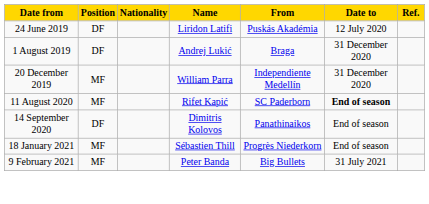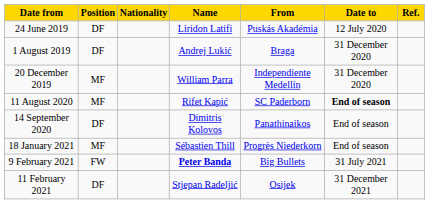(98, 162) MF -> (98, 162) FW
(205, 162) normal -> (205, 162) bold
+ row: (41, 185)
